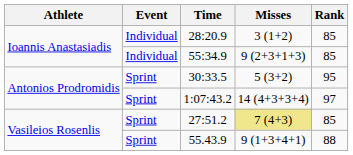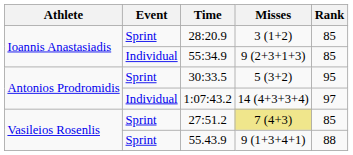(152, 36) Individual -> (141, 36) Sprint
(141, 98) Sprint -> (152, 98) Individual
